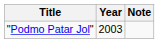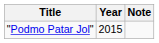(111, 30) 2003 -> (111, 30) 2015
